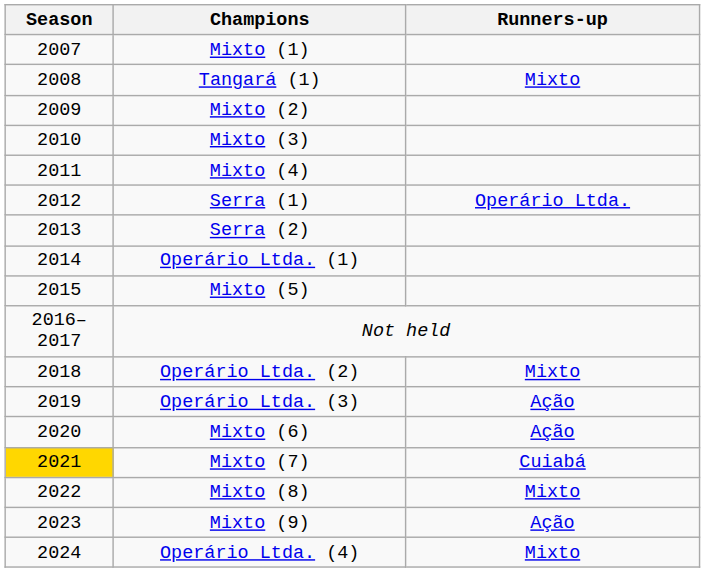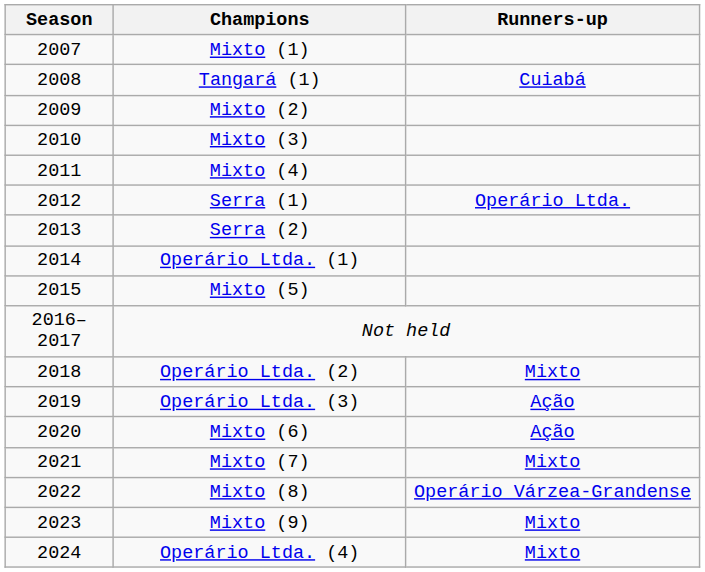(553, 80) Mixto -> (553, 80) Cuiabá
(59, 462) gold background -> (59, 462) no background
(553, 462) Cuiabá -> (553, 462) Mixto
(553, 492) Mixto -> (553, 492) Operário Várzea-Grandense
(553, 522) Ação -> (553, 522) Mixto
